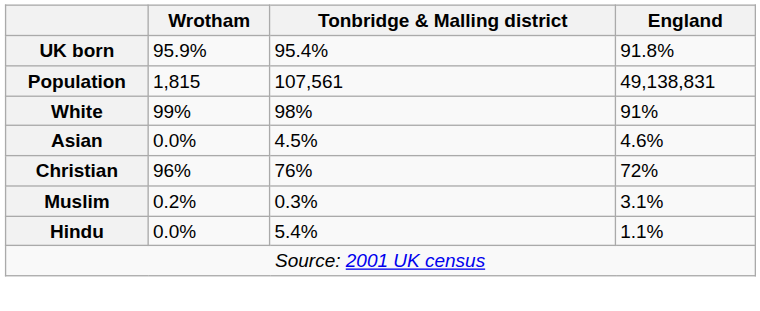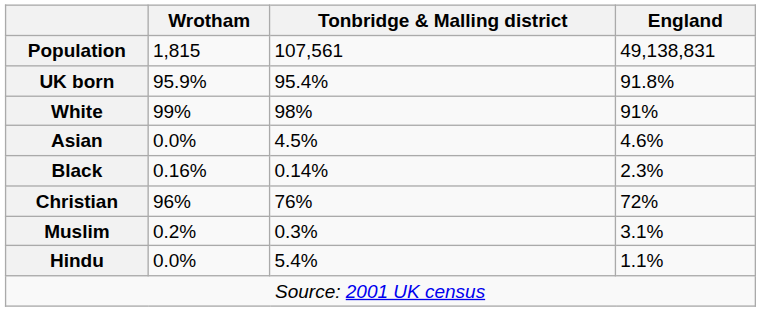rows swapped: (77, 81) <-> (77, 51)
+ row: (77, 171)
